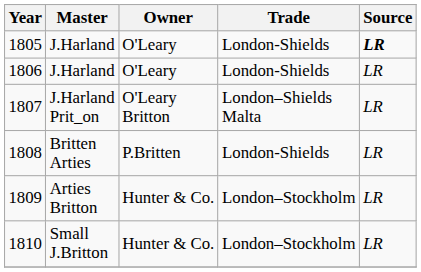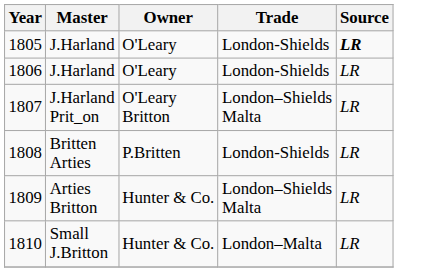(289, 198) London–Stockholm -> (277, 198) London–Shields Malta
(289, 243) London–Stockholm -> (272, 243) London–Malta
